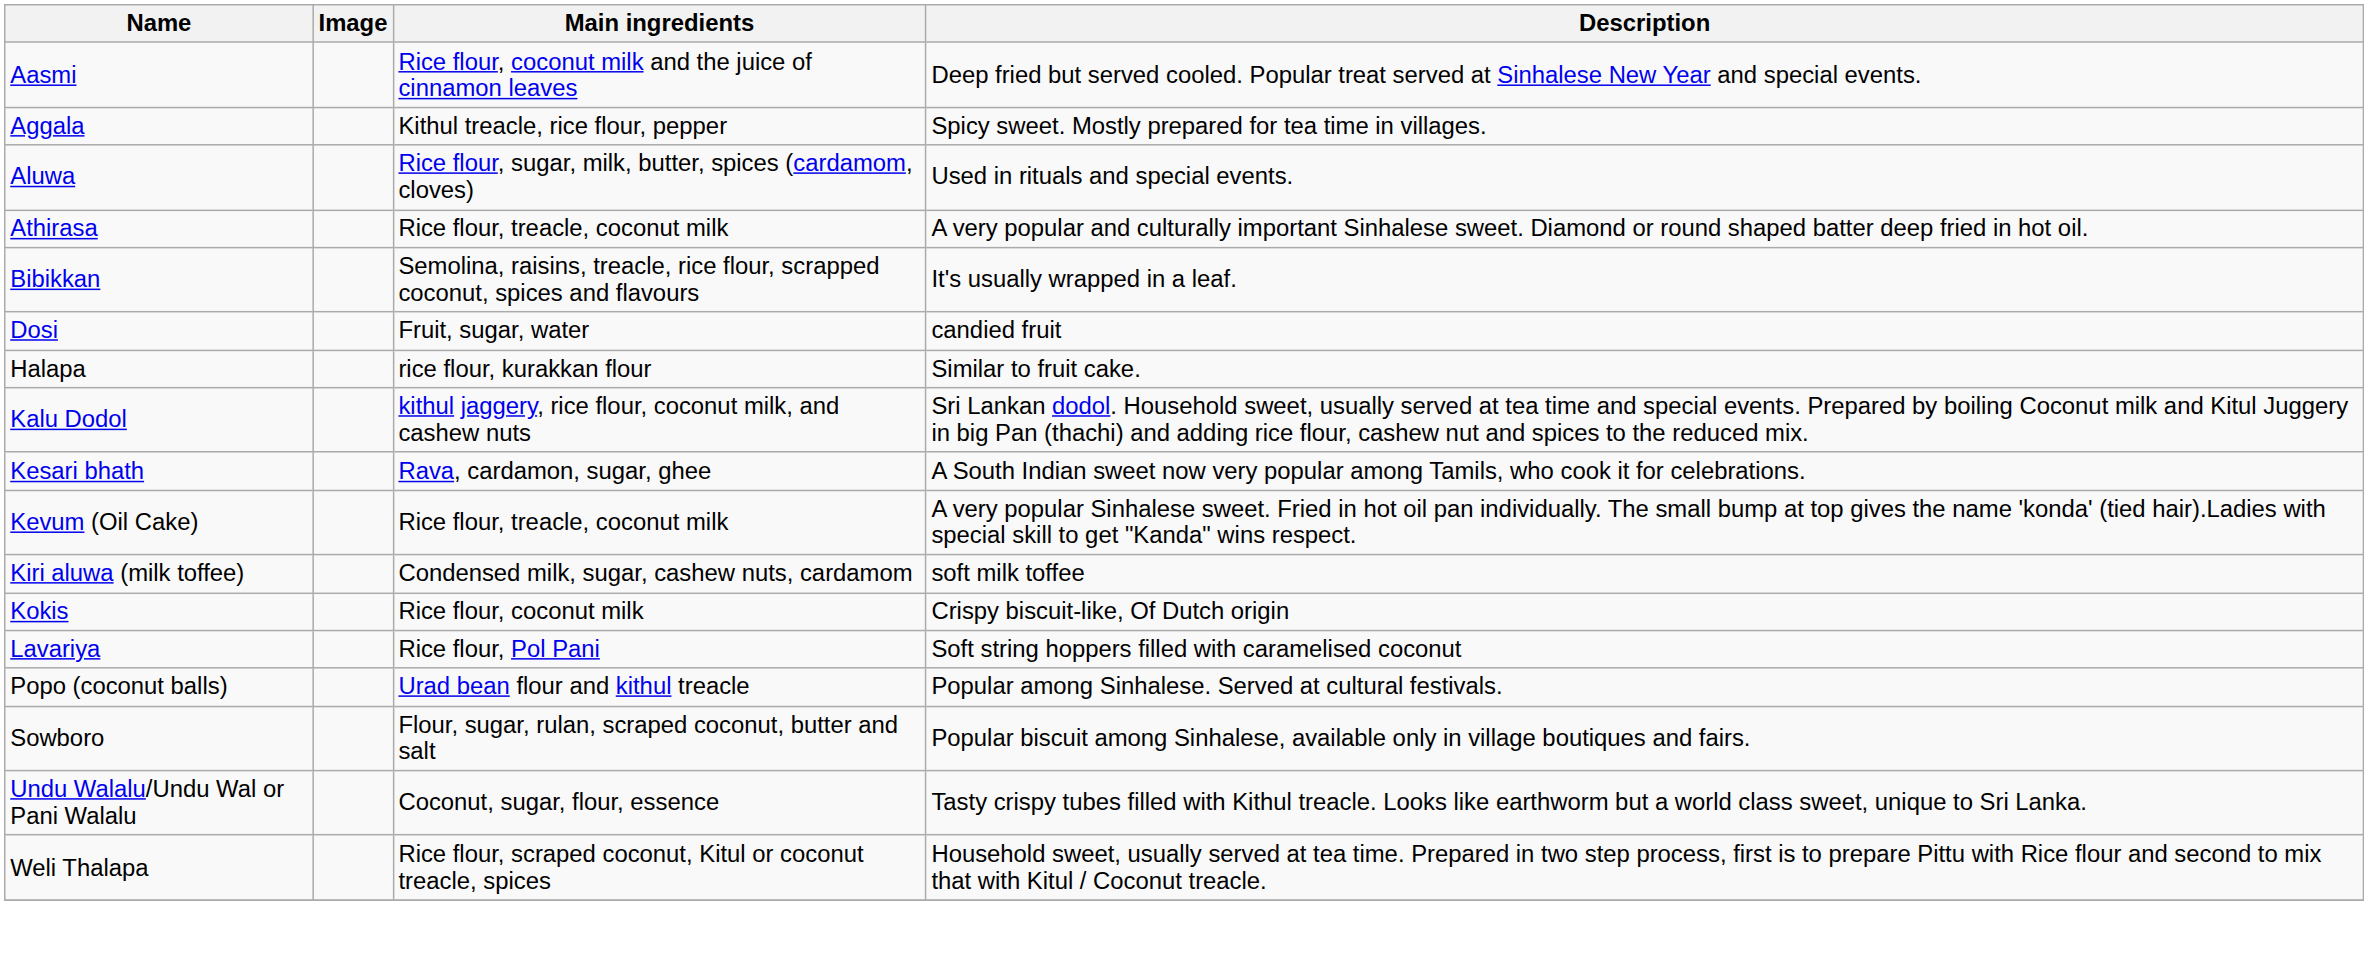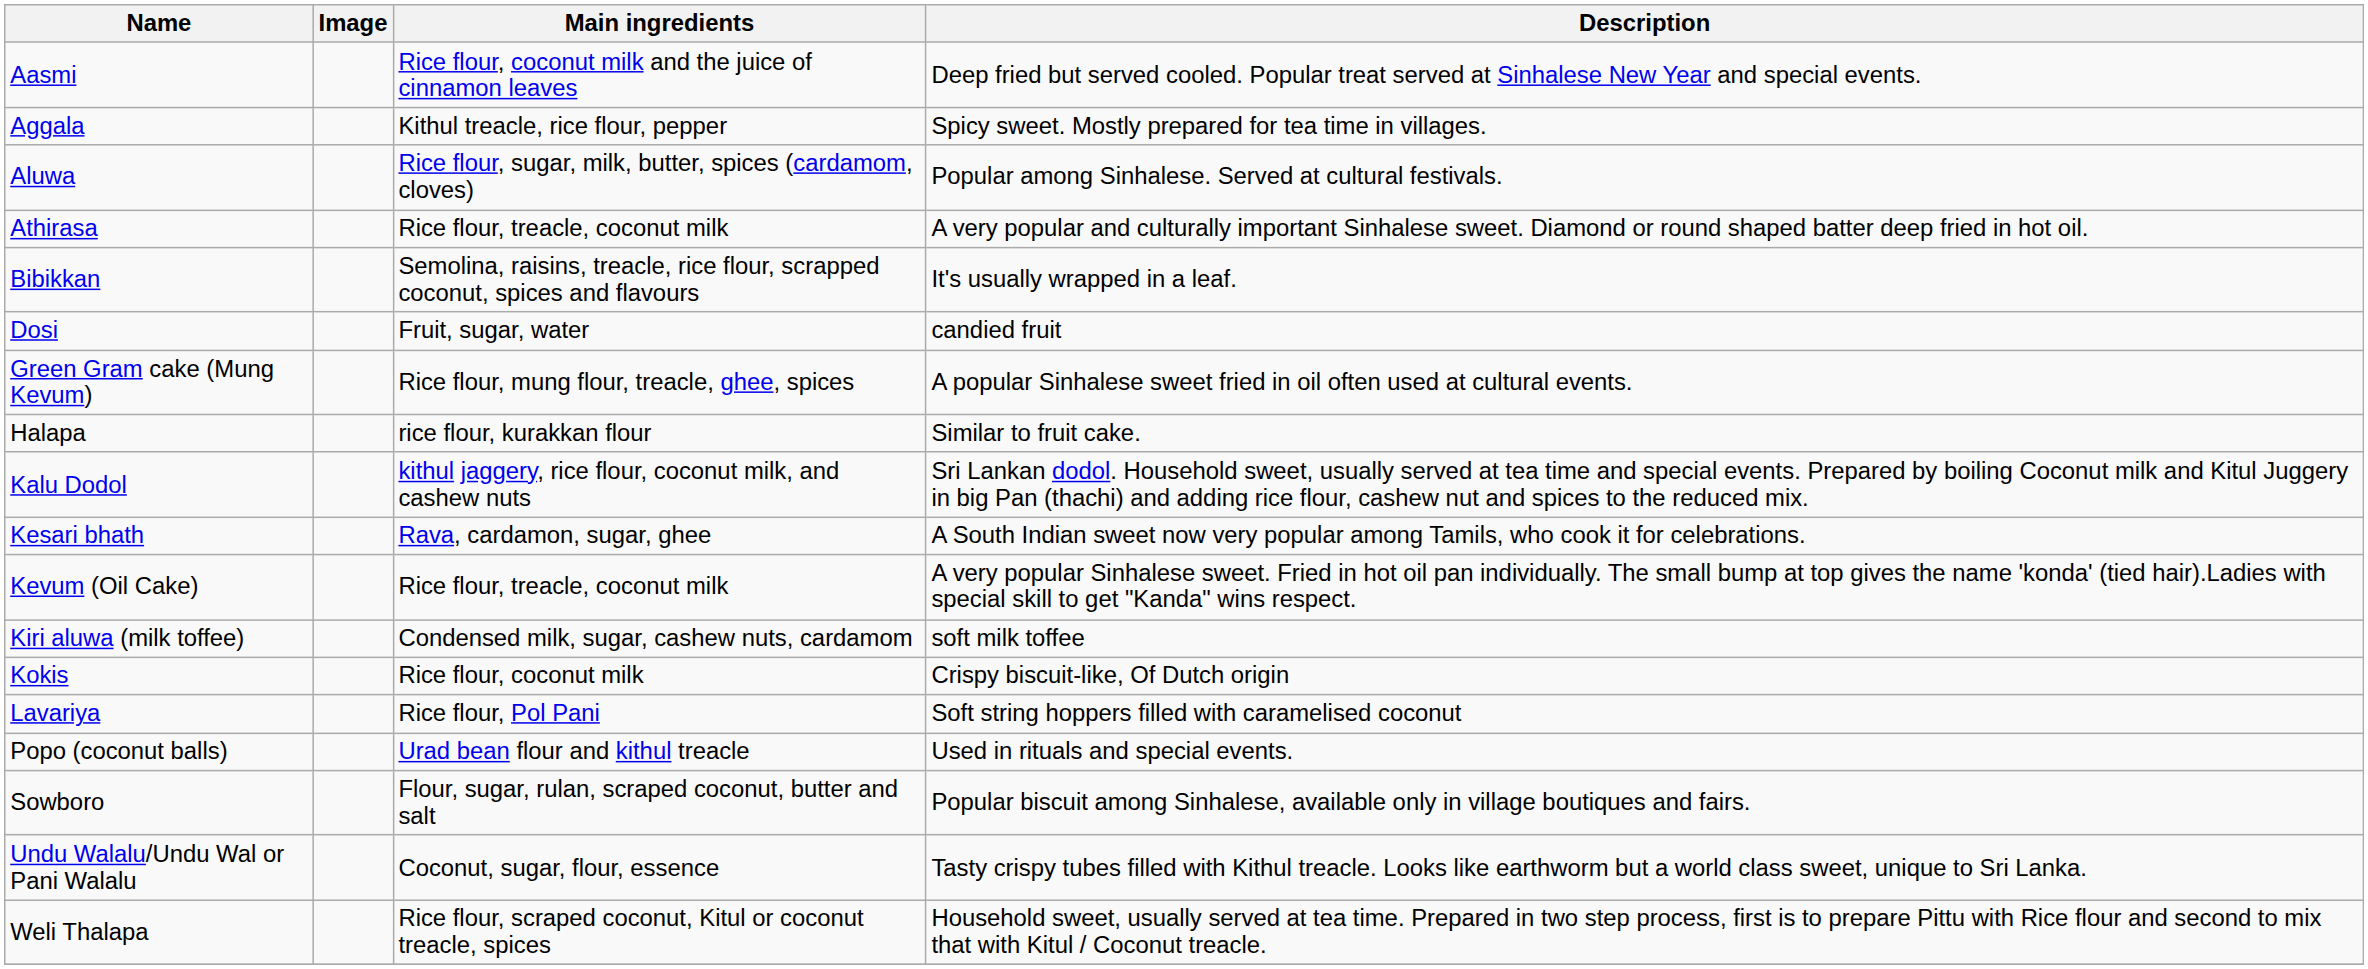(1112, 177) Used in rituals and special events. -> (1217, 177) Popular among Sinhalese. Served at cultural festivals.
+ row: (142, 381)
(1217, 686) Popular among Sinhalese. Served at cultural festivals. -> (1112, 751) Used in rituals and special events.
